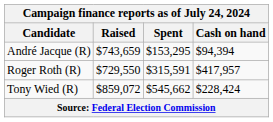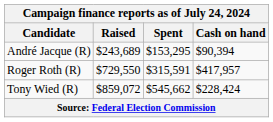(118, 51) $743,659 -> (118, 51) $243,689
(215, 51) $94,394 -> (215, 51) $90,394
